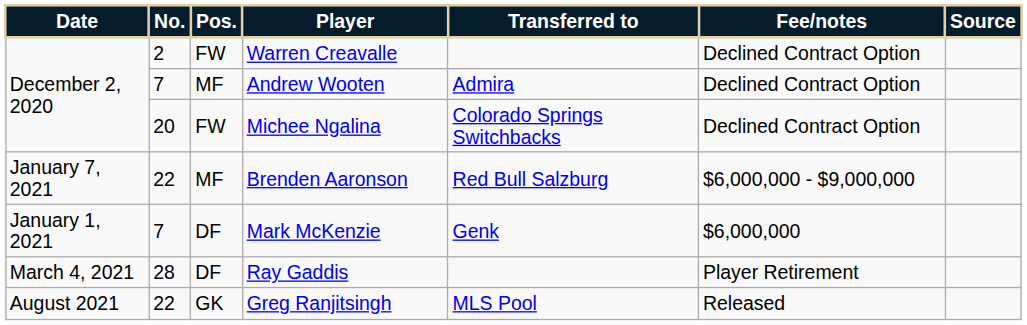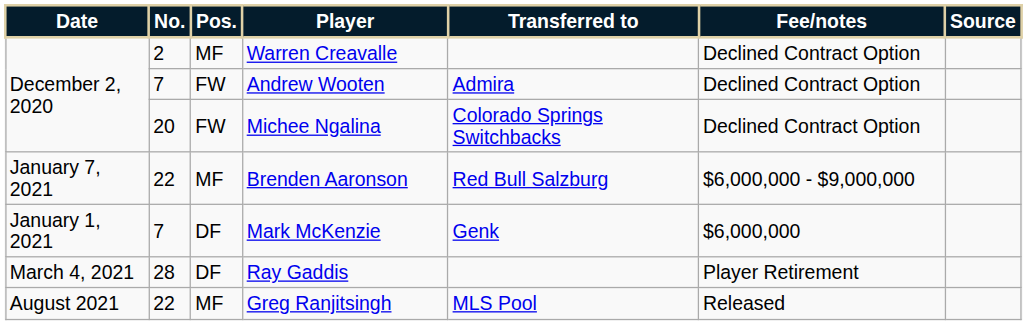(210, 54) FW -> (209, 54) MF
(209, 84) MF -> (210, 84) FW
(209, 304) GK -> (209, 304) MF
